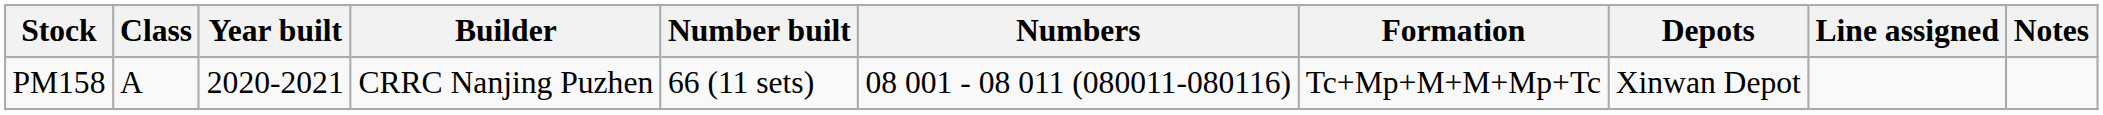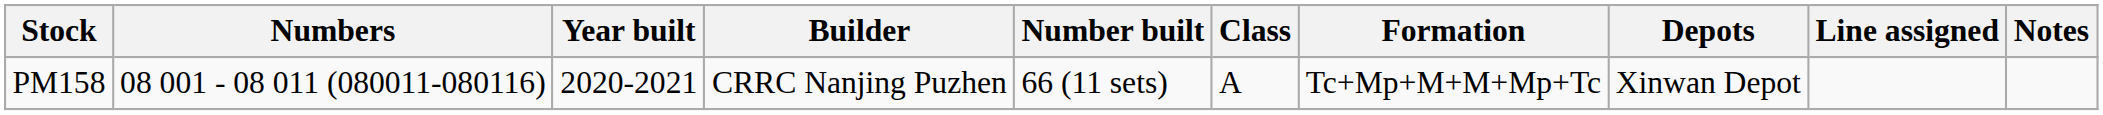columns swapped: (156, 30) <-> (1078, 30)
